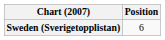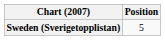(141, 27) 6 -> (141, 27) 5
